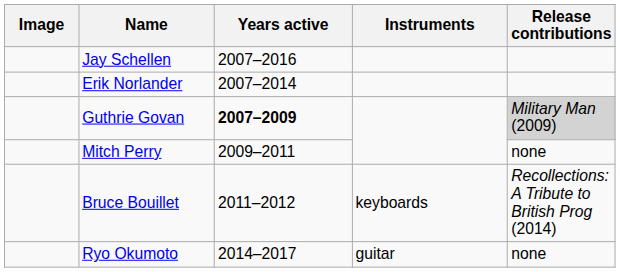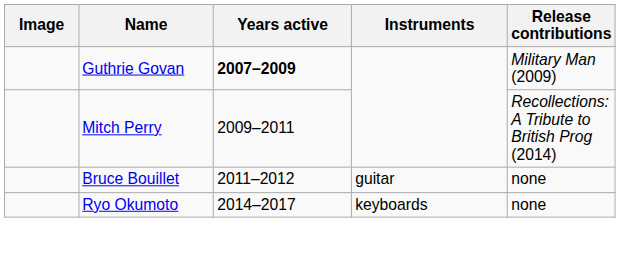- row: (127, 59)
- row: (132, 84)
(553, 117) lightgrey background -> (553, 68) no background
(529, 151) none -> (560, 128) Recollections: A Tribute to British Prog (2014)
(392, 203) keyboards -> (375, 179) guitar
(560, 203) Recollections: A Tribute to British Prog (2014) -> (529, 179) none
(375, 254) guitar -> (391, 204) keyboards
